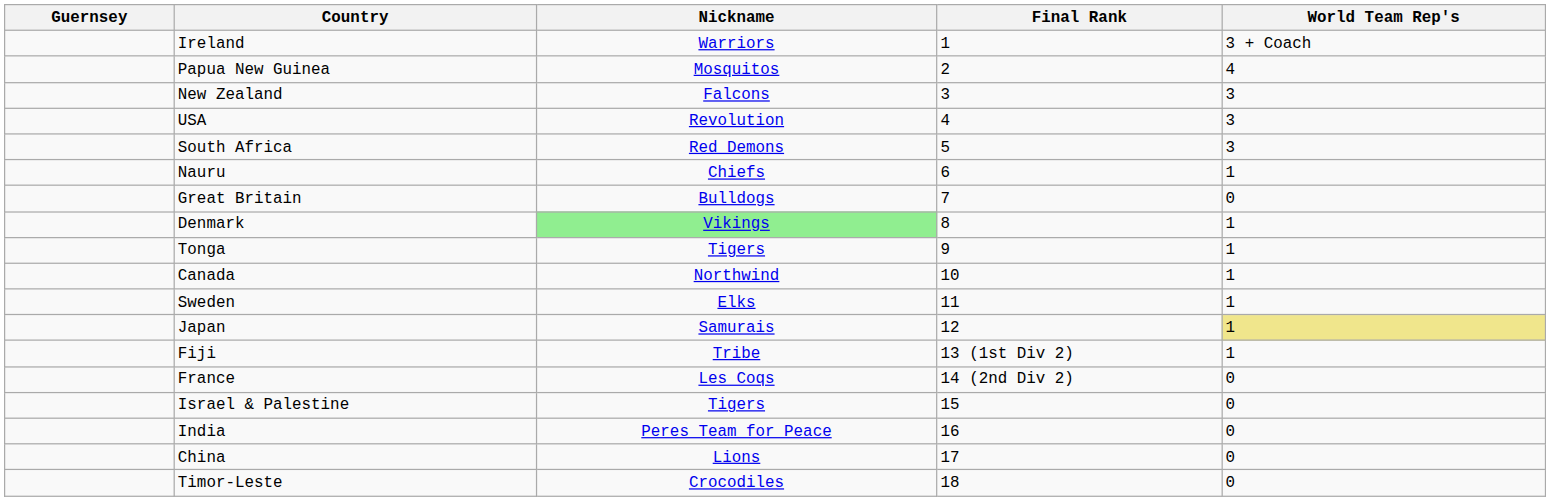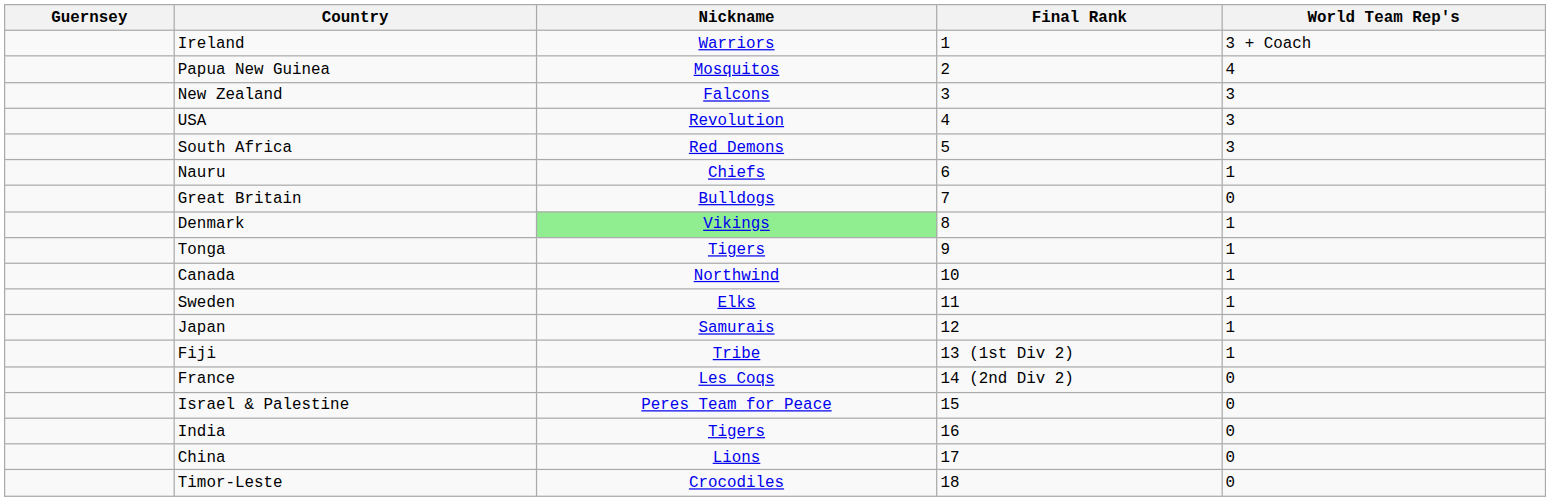(1230, 328) khaki background -> (1230, 328) no background
(736, 405) Tigers -> (736, 405) Peres Team for Peace
(736, 431) Peres Team for Peace -> (736, 431) Tigers
